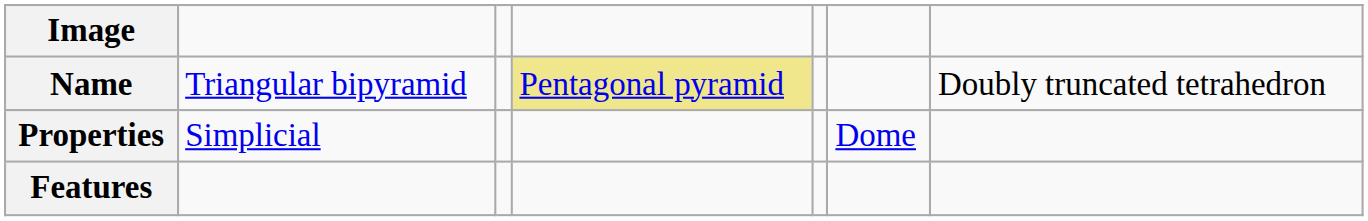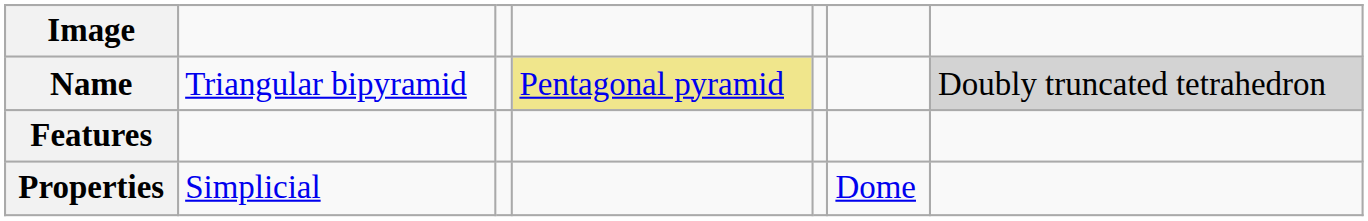(1132, 82) no background -> (1132, 82) lightgrey background
rows swapped: (91, 187) <-> (91, 135)
